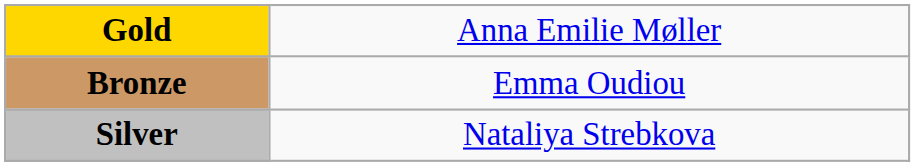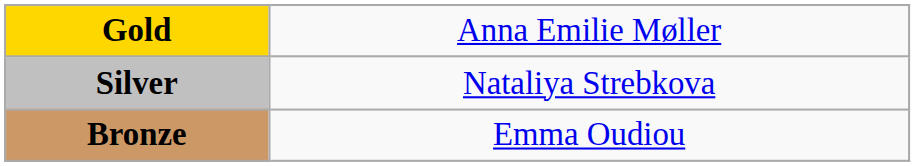rows swapped: (137, 134) <-> (137, 82)
